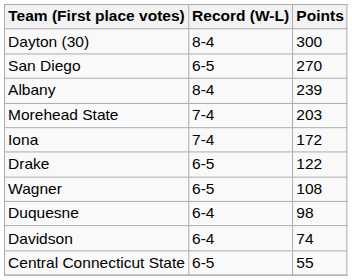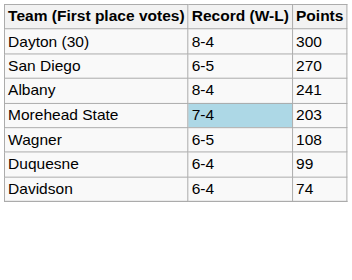(309, 90) 239 -> (309, 90) 241
(203, 115) no background -> (203, 115) lightblue background
- row: (23, 139)
- row: (29, 164)
(305, 213) 98 -> (305, 164) 99
- row: (96, 262)
